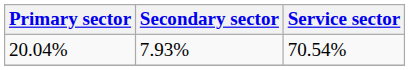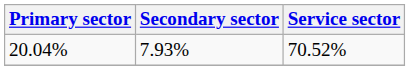(317, 49) 70.54% -> (317, 49) 70.52%
